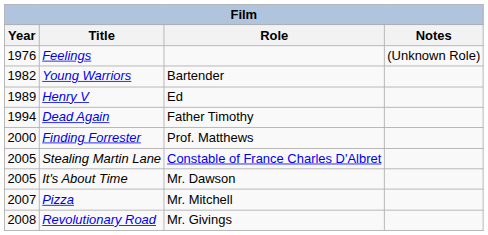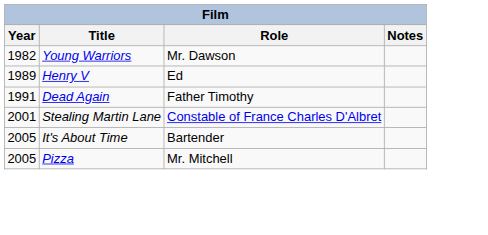- row: (67, 55)
(196, 76) Bartender -> (201, 55) Mr. Dawson
(22, 117) 1994 -> (22, 96) 1991
- row: (92, 138)
(22, 158) 2005 -> (22, 117) 2001
(201, 179) Mr. Dawson -> (196, 138) Bartender
(22, 199) 2007 -> (22, 158) 2005
- row: (99, 220)
